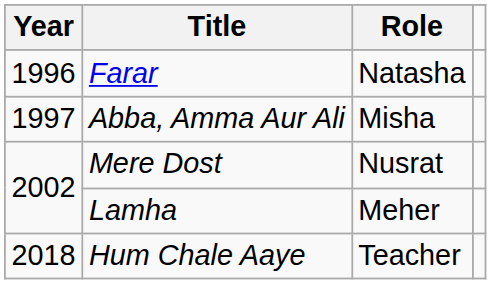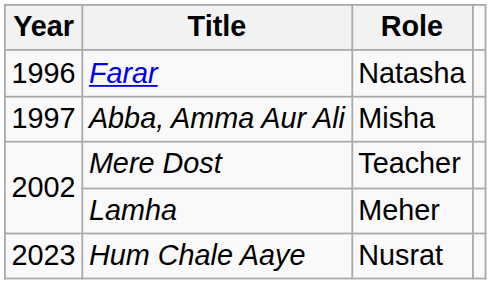(401, 164) Nusrat -> (409, 164) Teacher
(44, 255) 2018 -> (44, 255) 2023
(409, 255) Teacher -> (401, 255) Nusrat
